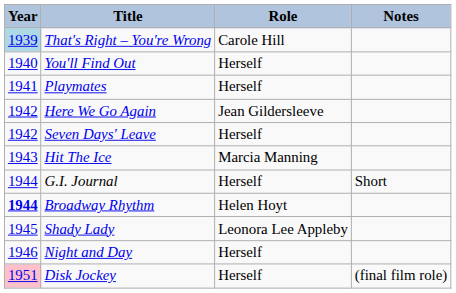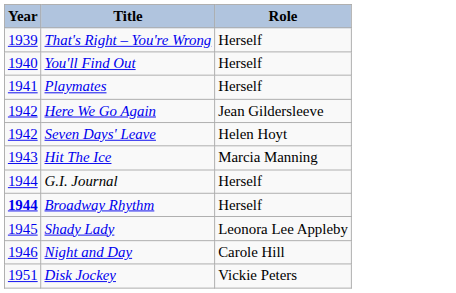- column: (401, 16)
(23, 39) lightblue background -> (23, 39) no background
(251, 39) Carole Hill -> (240, 39) Herself
(240, 134) Herself -> (253, 134) Helen Hoyt
(253, 205) Helen Hoyt -> (240, 205) Herself
(240, 252) Herself -> (251, 252) Carole Hill
(23, 275) pink background -> (23, 275) no background
(240, 275) Herself -> (258, 275) Vickie Peters
